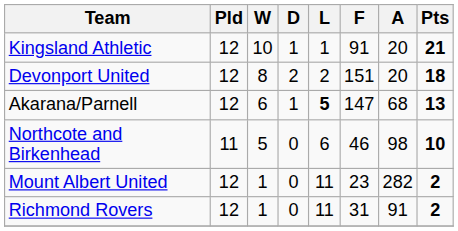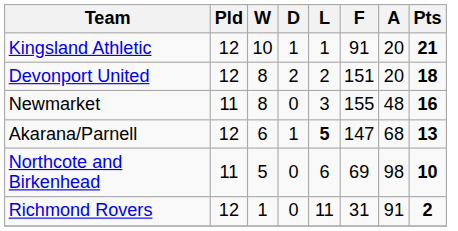+ row: (54, 104)
(359, 143) 46 -> (359, 172) 69
- row: (88, 182)
